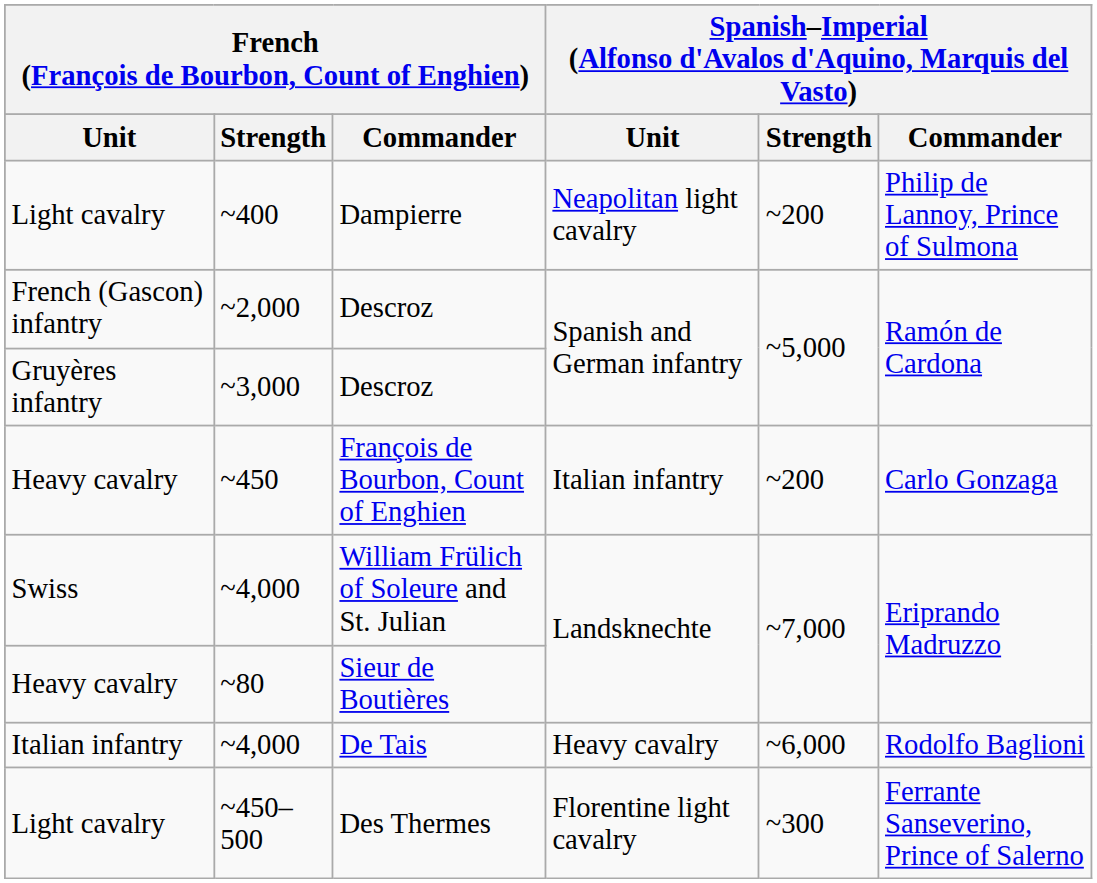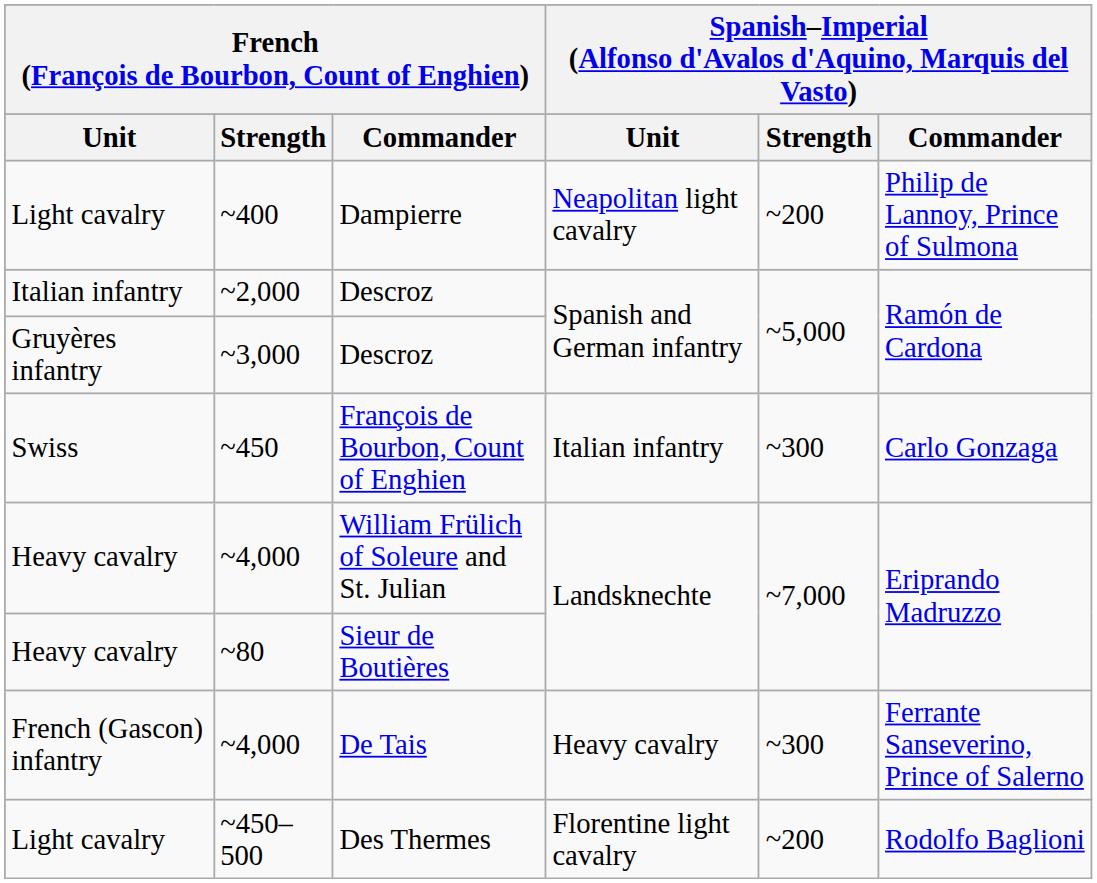(107, 308) French (Gascon) infantry -> (97, 292) Italian infantry
(95, 479) Heavy cavalry -> (45, 447) Swiss
(795, 479) ~200 -> (795, 447) ~300
(45, 589) Swiss -> (95, 557) Heavy cavalry
(97, 745) Italian infantry -> (107, 745) French (Gascon) infantry
(806, 745) ~6,000 -> (795, 745) ~300
(985, 745) Rodolfo Baglioni -> (984, 745) Ferrante Sanseverino, Prince of Salerno
(795, 822) ~300 -> (795, 838) ~200
(984, 822) Ferrante Sanseverino, Prince of Salerno -> (985, 838) Rodolfo Baglioni
